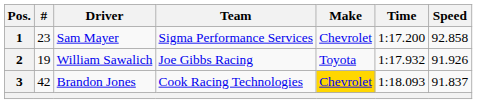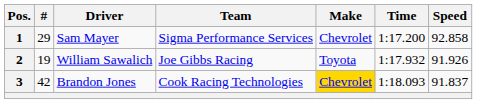(44, 37) 23 -> (44, 37) 29
